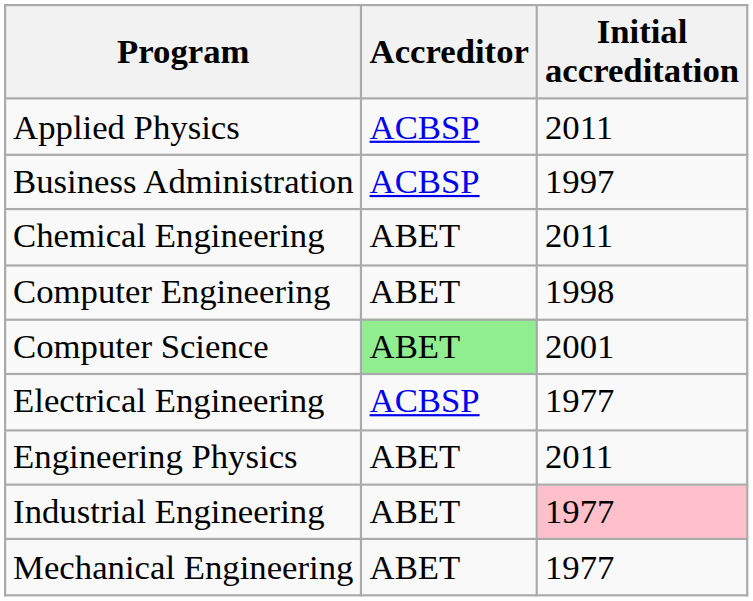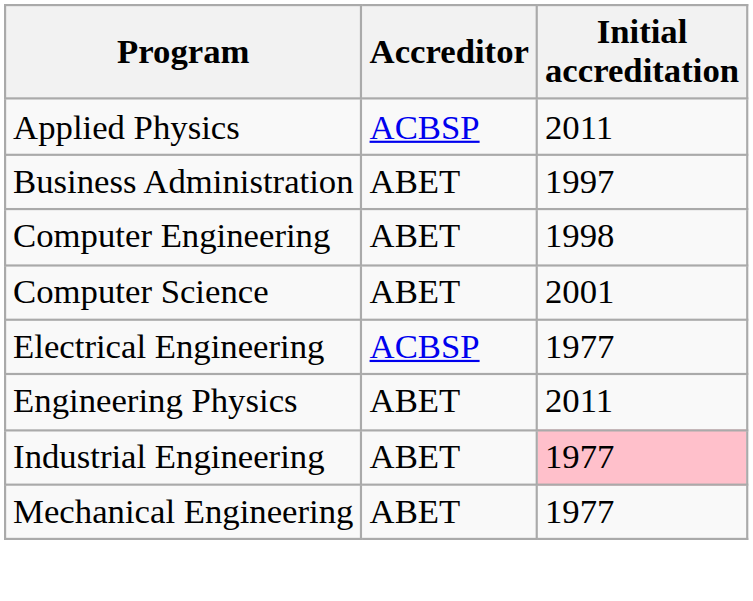(425, 181) ACBSP -> (415, 181) ABET
- row: (169, 236)
(415, 346) lightgreen background -> (415, 291) no background
